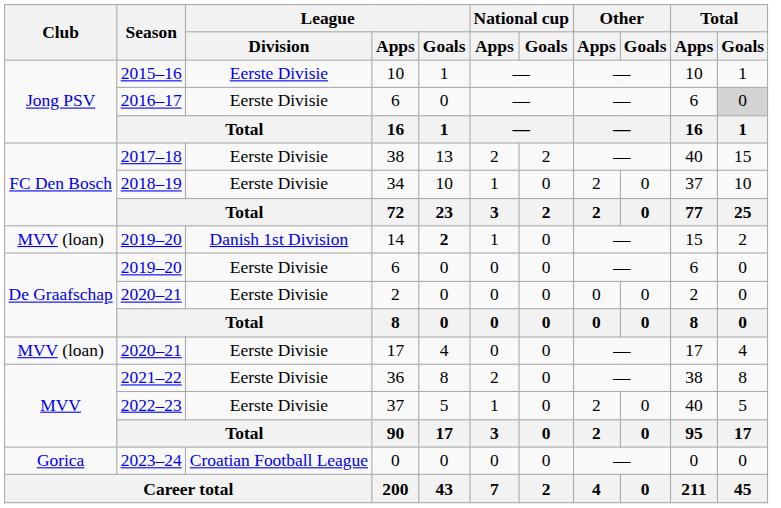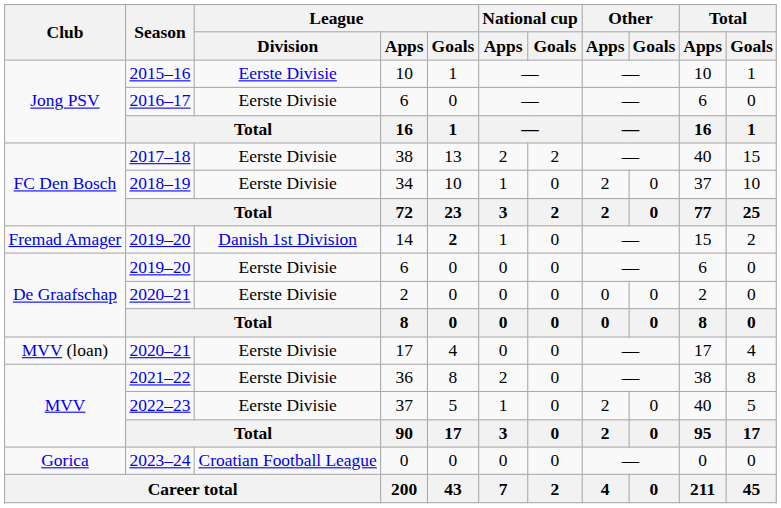(743, 101) lightgrey background -> (751, 101) no background
(61, 239) MVV (loan) -> (65, 239) Fremad Amager
